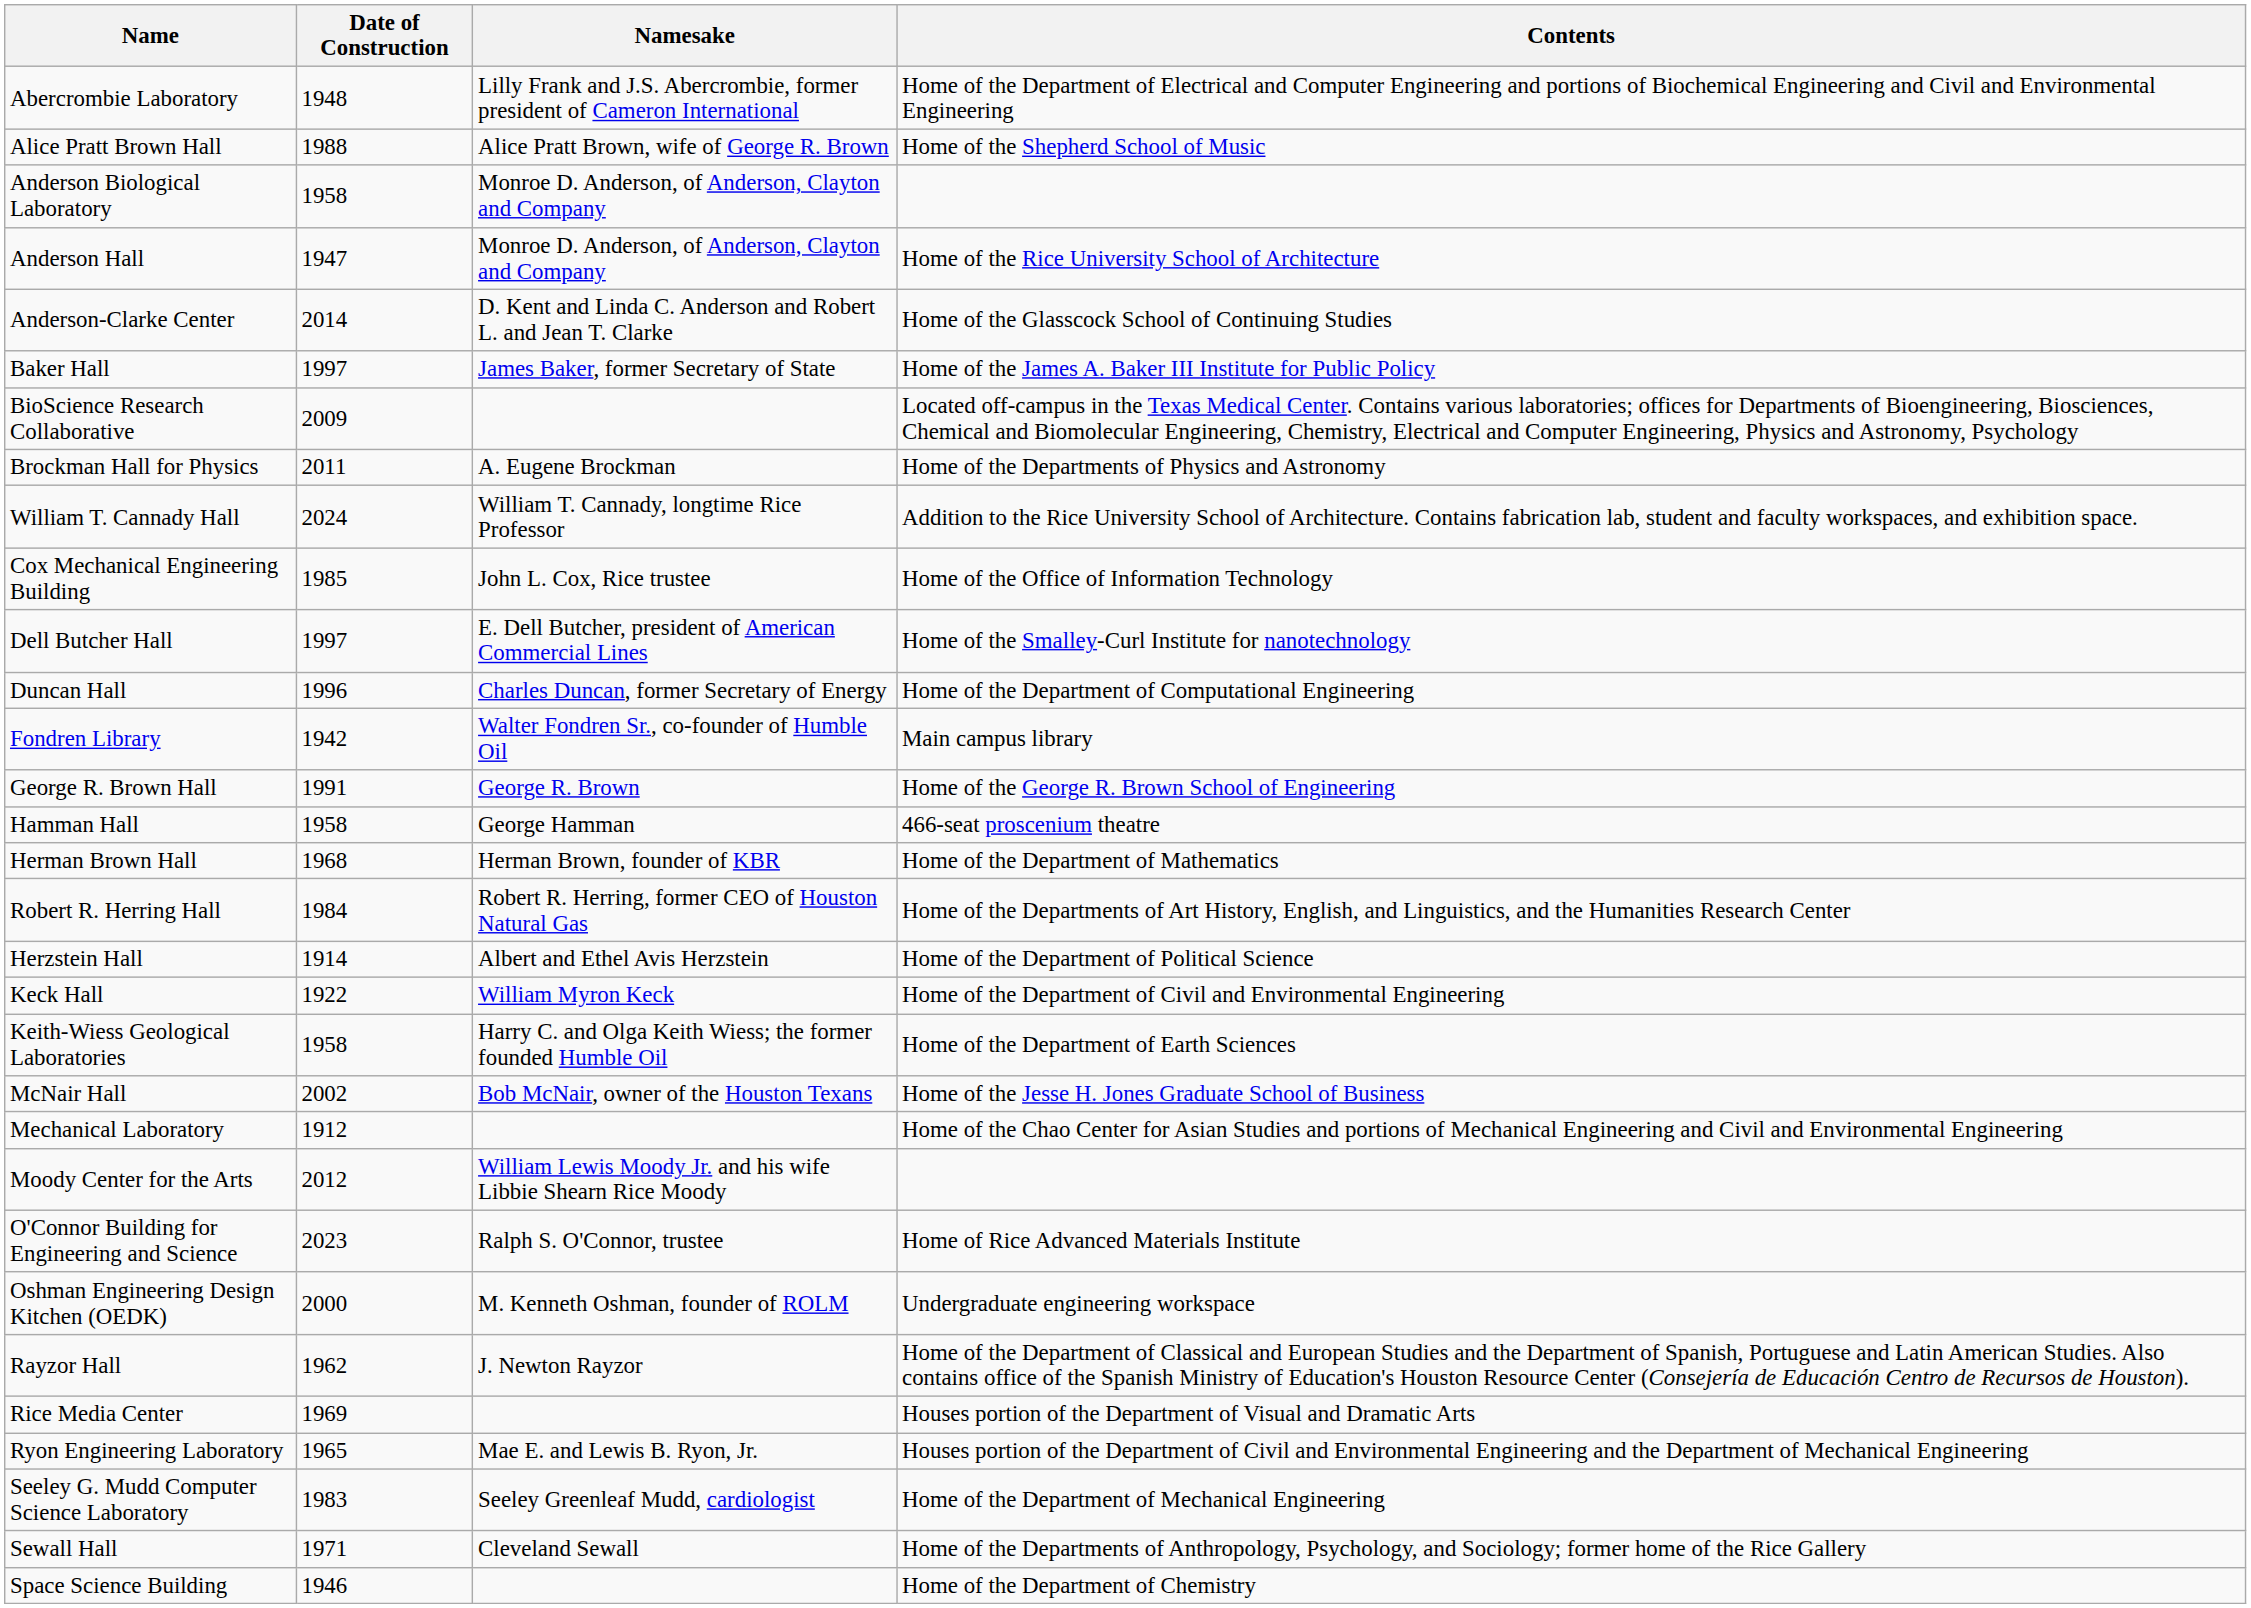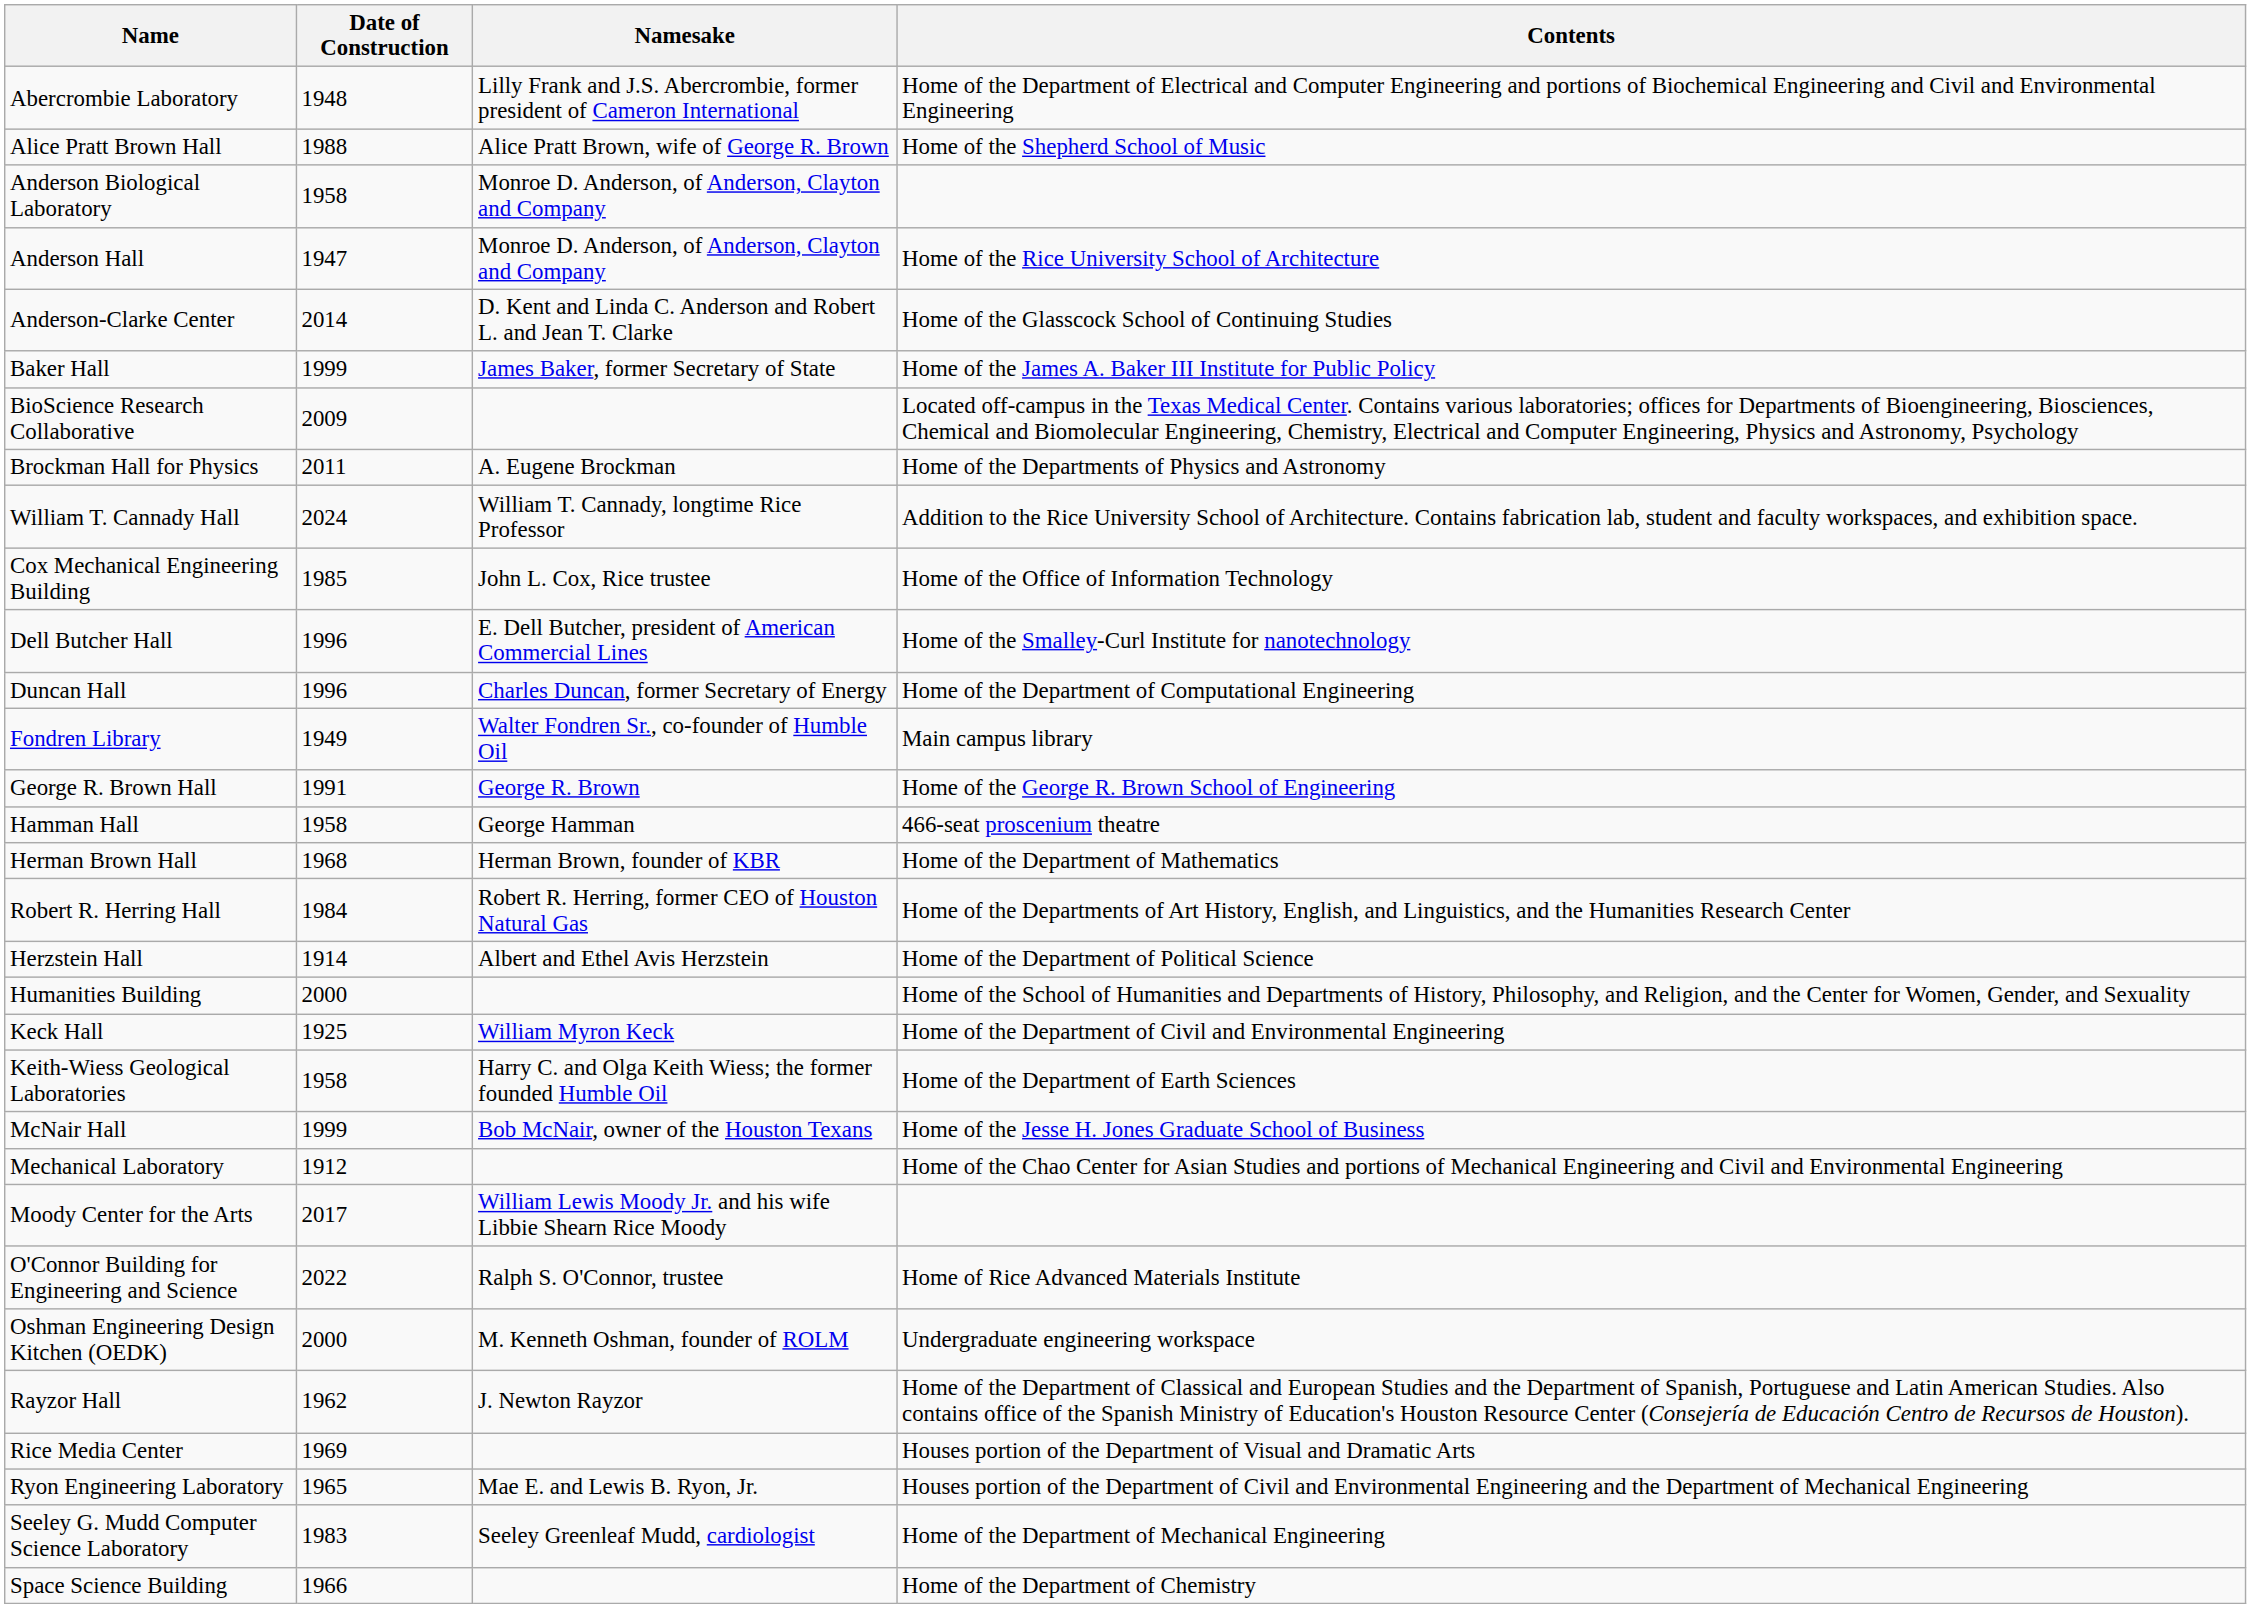(324, 369) 1997 -> (324, 369) 1999
(324, 640) 1997 -> (324, 640) 1996
(324, 738) 1942 -> (324, 738) 1949
+ row: (106, 995)
(324, 995) 1922 -> (324, 1031) 1925
(324, 1093) 2002 -> (324, 1129) 1999
(324, 1178) 2012 -> (324, 1215) 2017
(324, 1241) 2023 -> (324, 1277) 2022
- row: (64, 1548)
(324, 1585) 1946 -> (324, 1585) 1966
